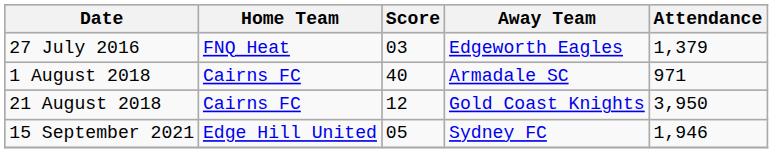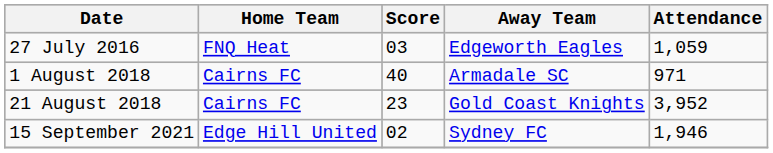(681, 48) 1,379 -> (681, 48) 1,059
(397, 105) 12 -> (397, 105) 23
(681, 105) 3,950 -> (681, 105) 3,952
(397, 133) 05 -> (397, 133) 02
